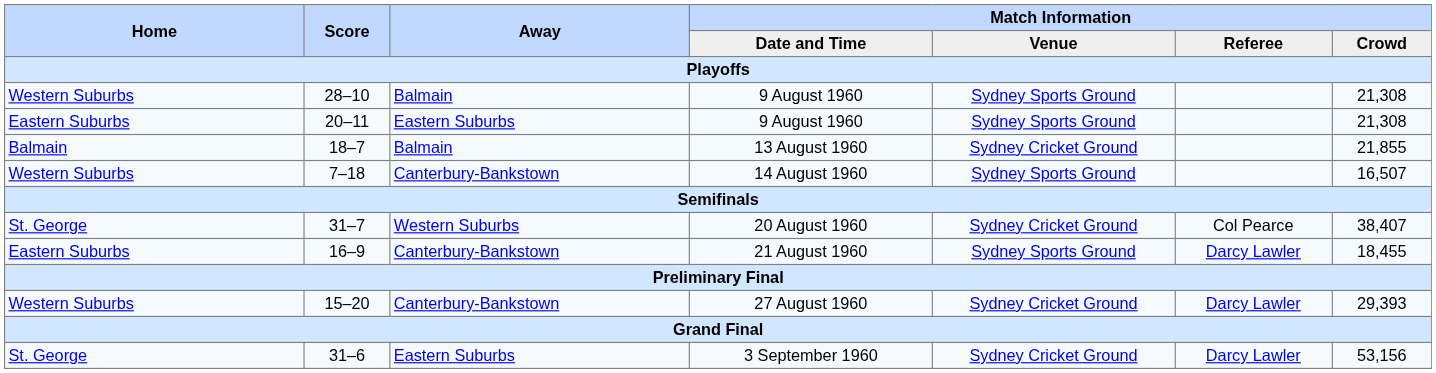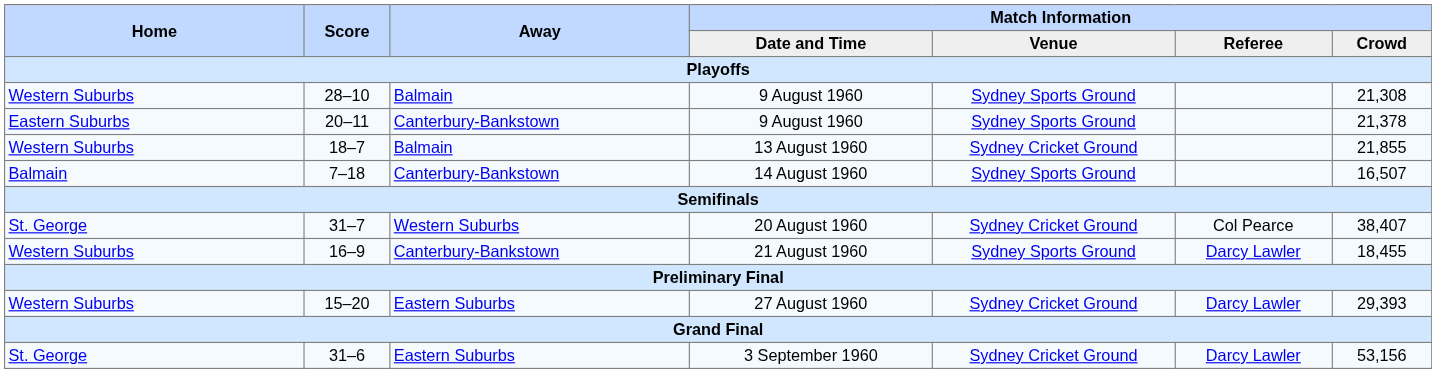(454, 122) Eastern Suburbs -> (477, 122) Canterbury-Bankstown
(1382, 122) 21,308 -> (1382, 122) 21,378
(38, 148) Balmain -> (71, 148) Western Suburbs
(71, 174) Western Suburbs -> (38, 174) Balmain
(69, 251) Eastern Suburbs -> (71, 251) Western Suburbs
(477, 303) Canterbury-Bankstown -> (454, 303) Eastern Suburbs
